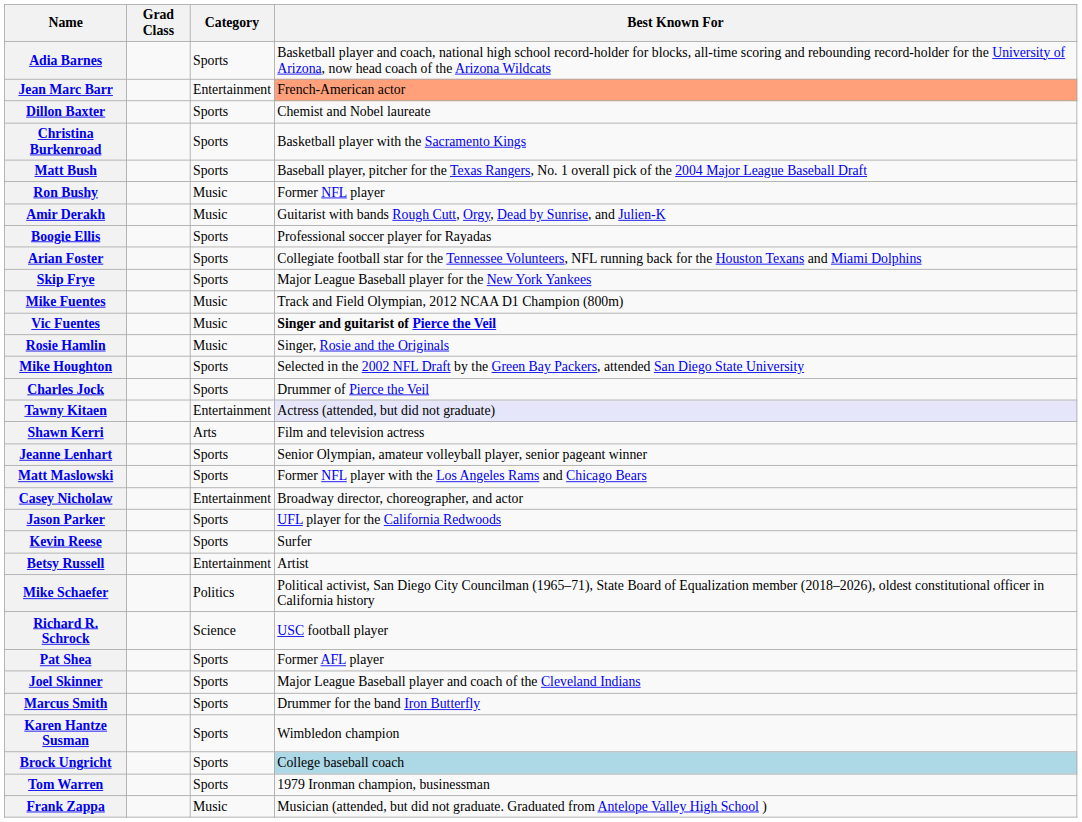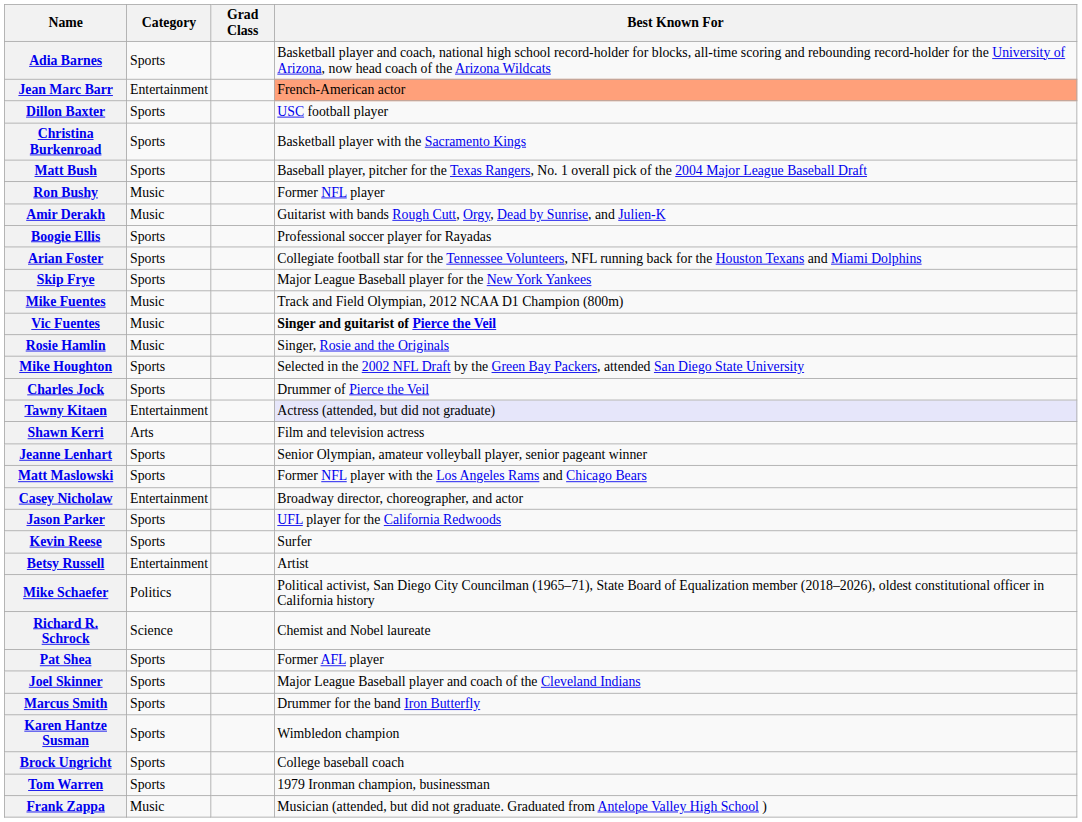columns swapped: (158, 23) <-> (232, 23)
(354, 111) Chemist and Nobel laureate -> (333, 111) USC football player
(333, 630) USC football player -> (354, 630) Chemist and Nobel laureate
(341, 762) lightblue background -> (341, 762) no background
